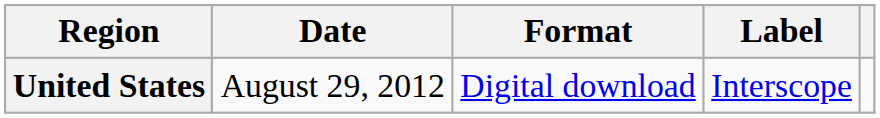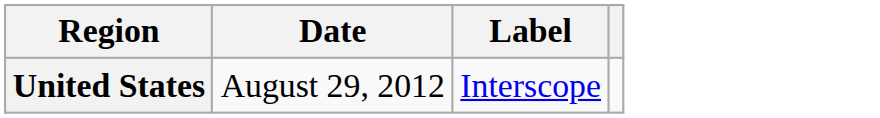- column: (578, 31)
